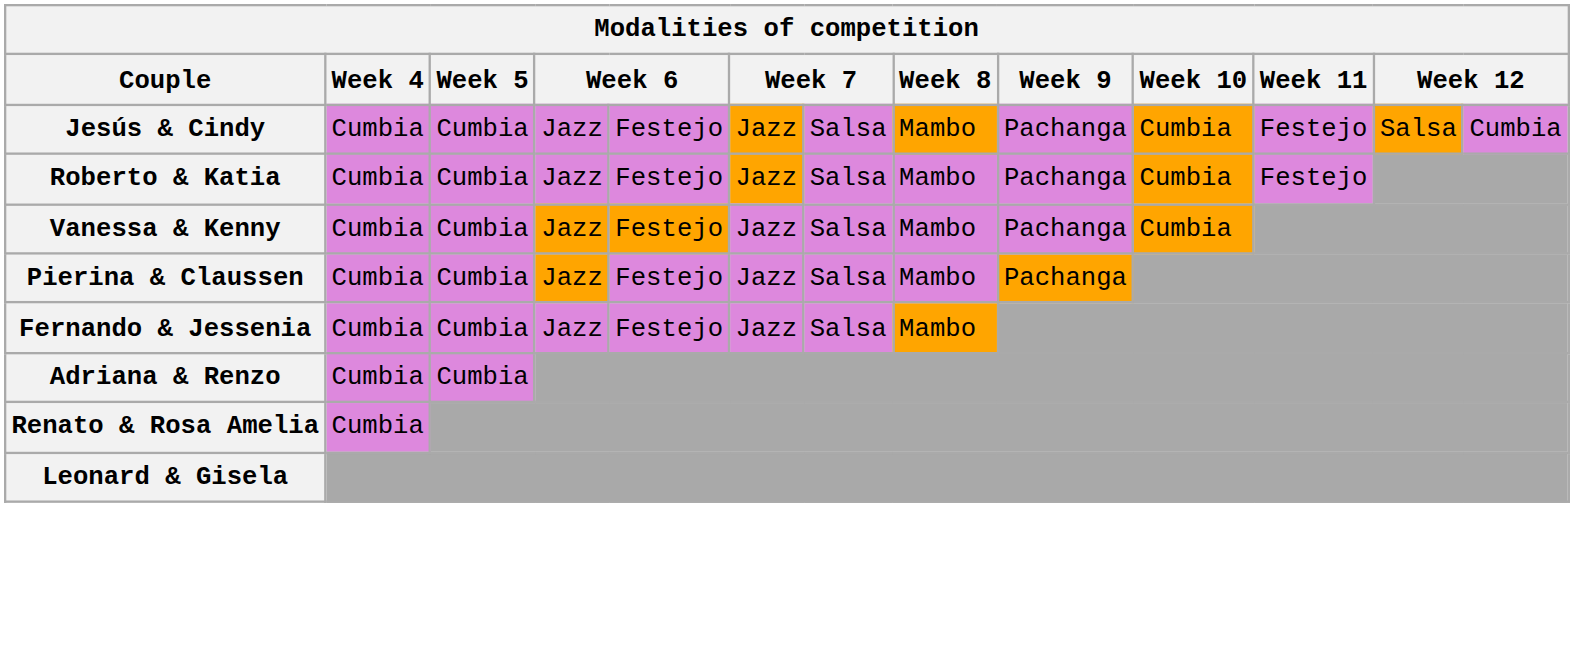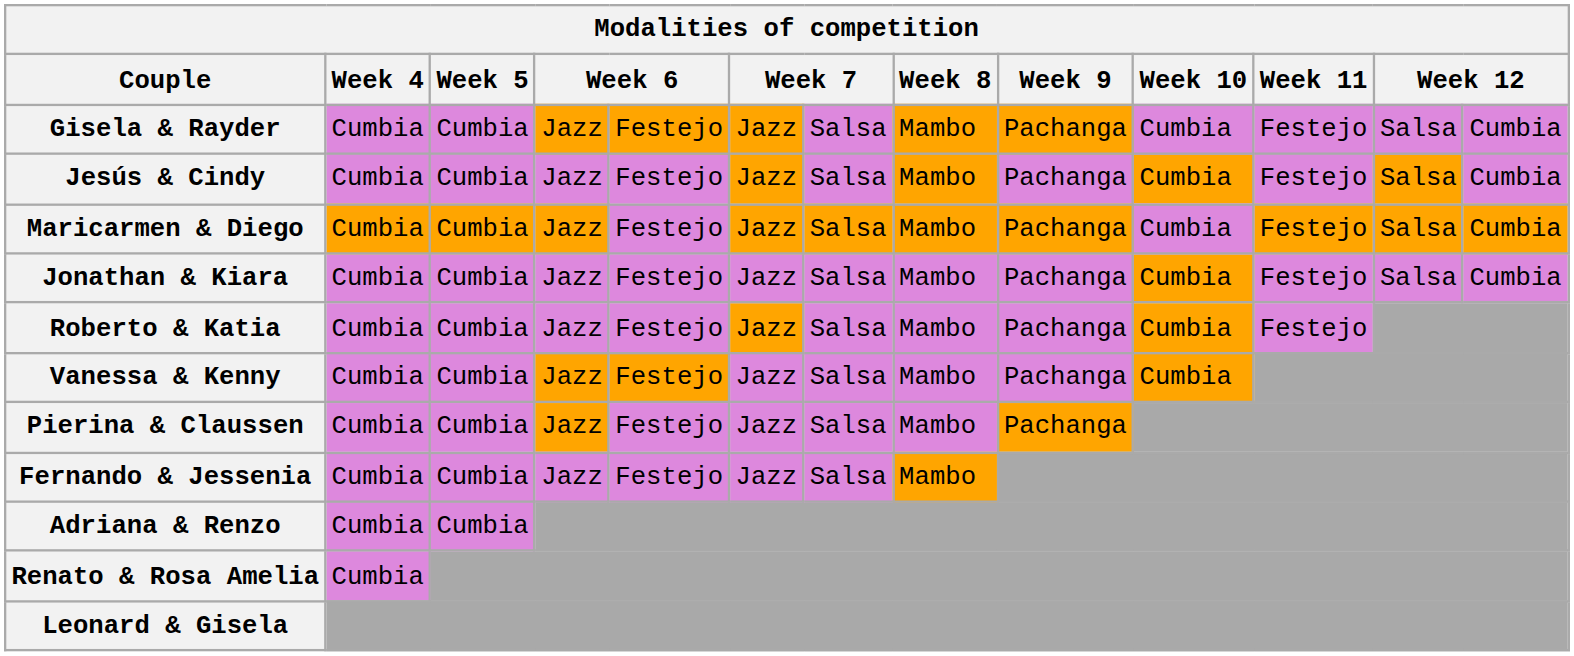+ row: (165, 129)
+ row: (165, 229)
+ row: (165, 278)
